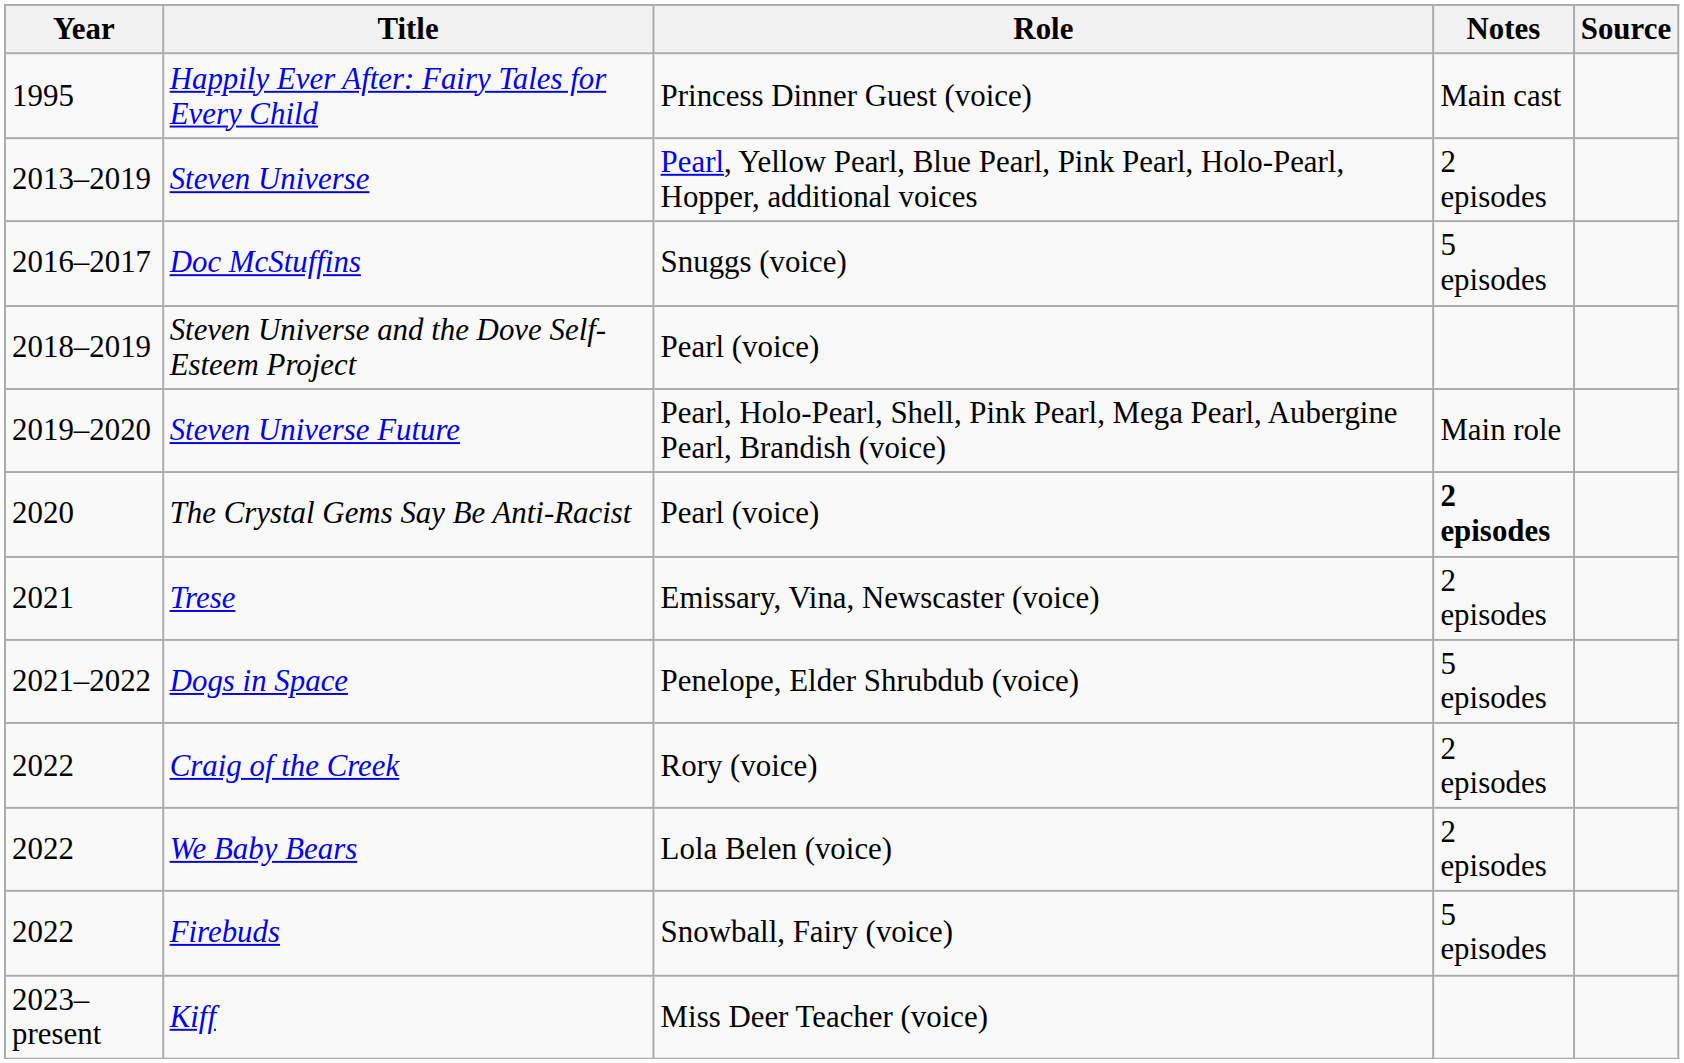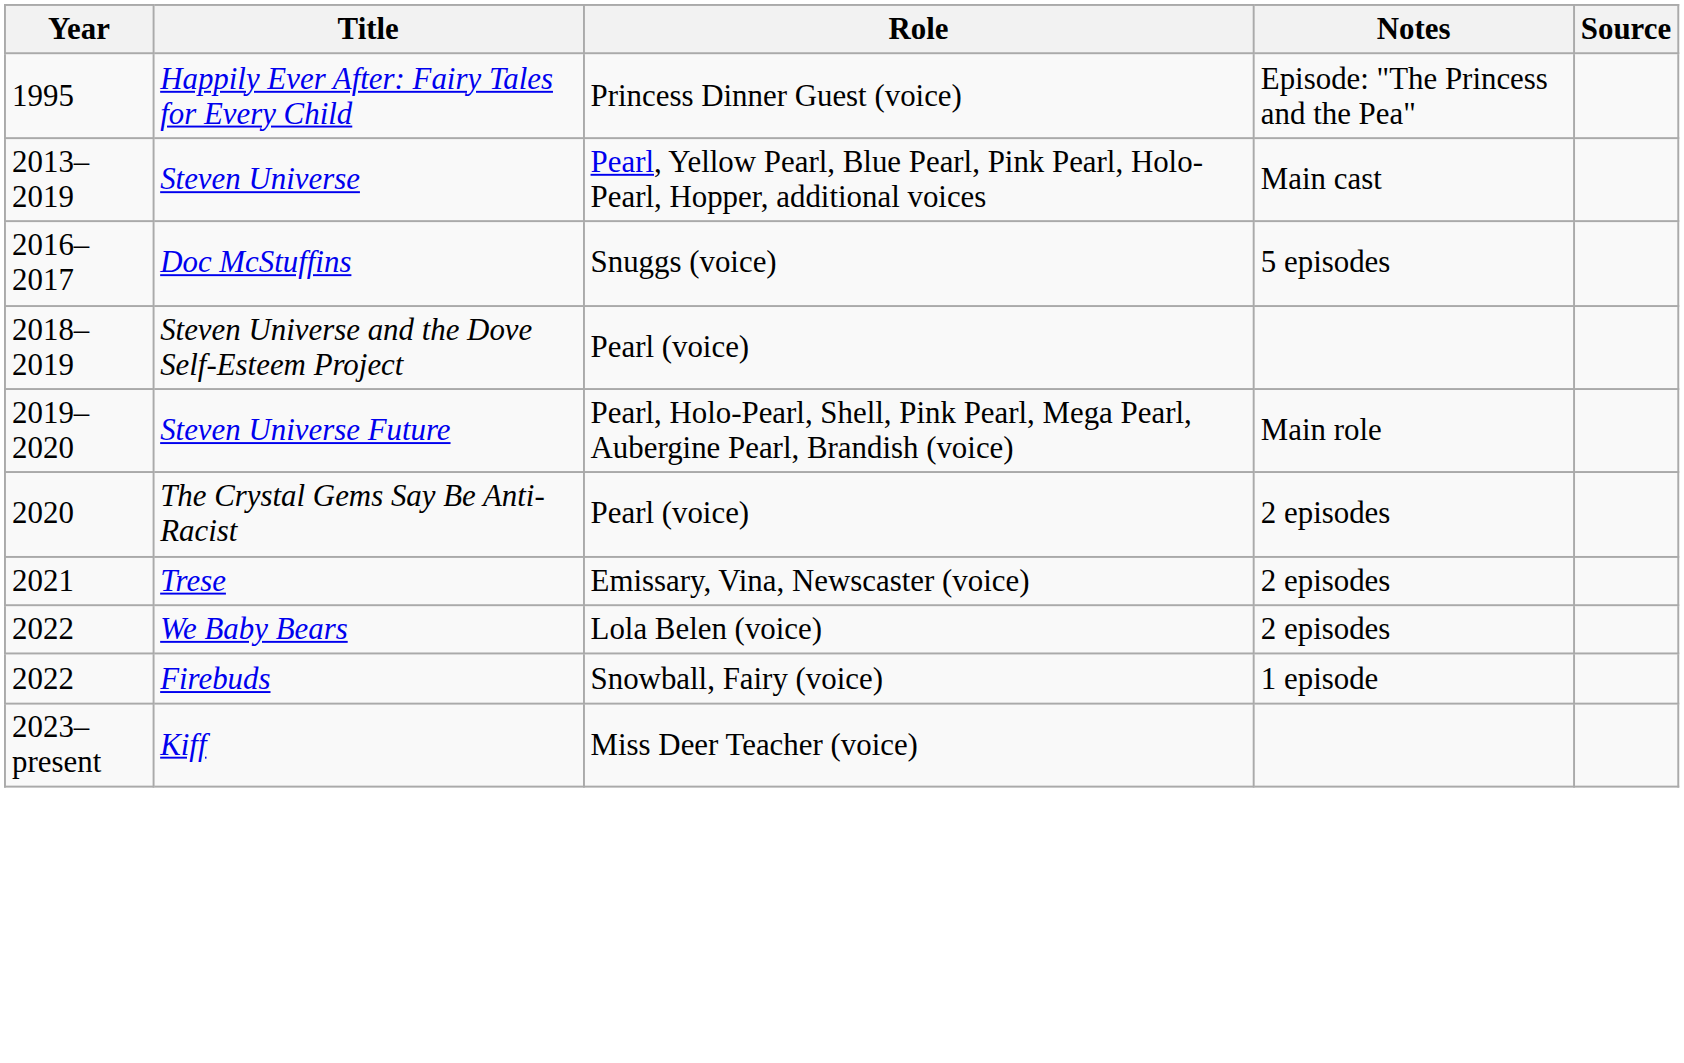(1501, 95) Main cast -> (1404, 95) Episode: "The Princess and the Pea"
(1494, 179) 2 episodes -> (1321, 179) Main cast
(1495, 513) bold -> (1326, 513) normal
- row: (259, 681)
- row: (284, 765)
(1494, 932) 5 episodes -> (1320, 678) 1 episode
